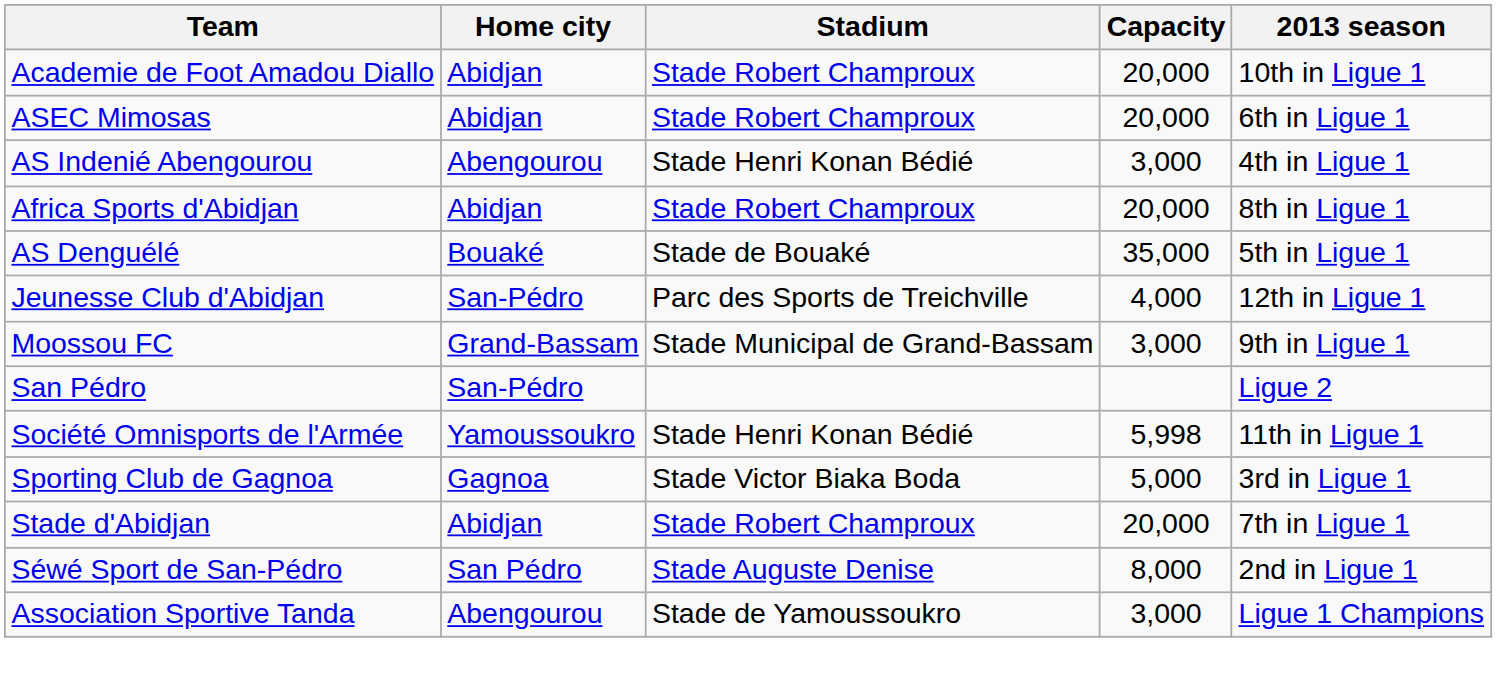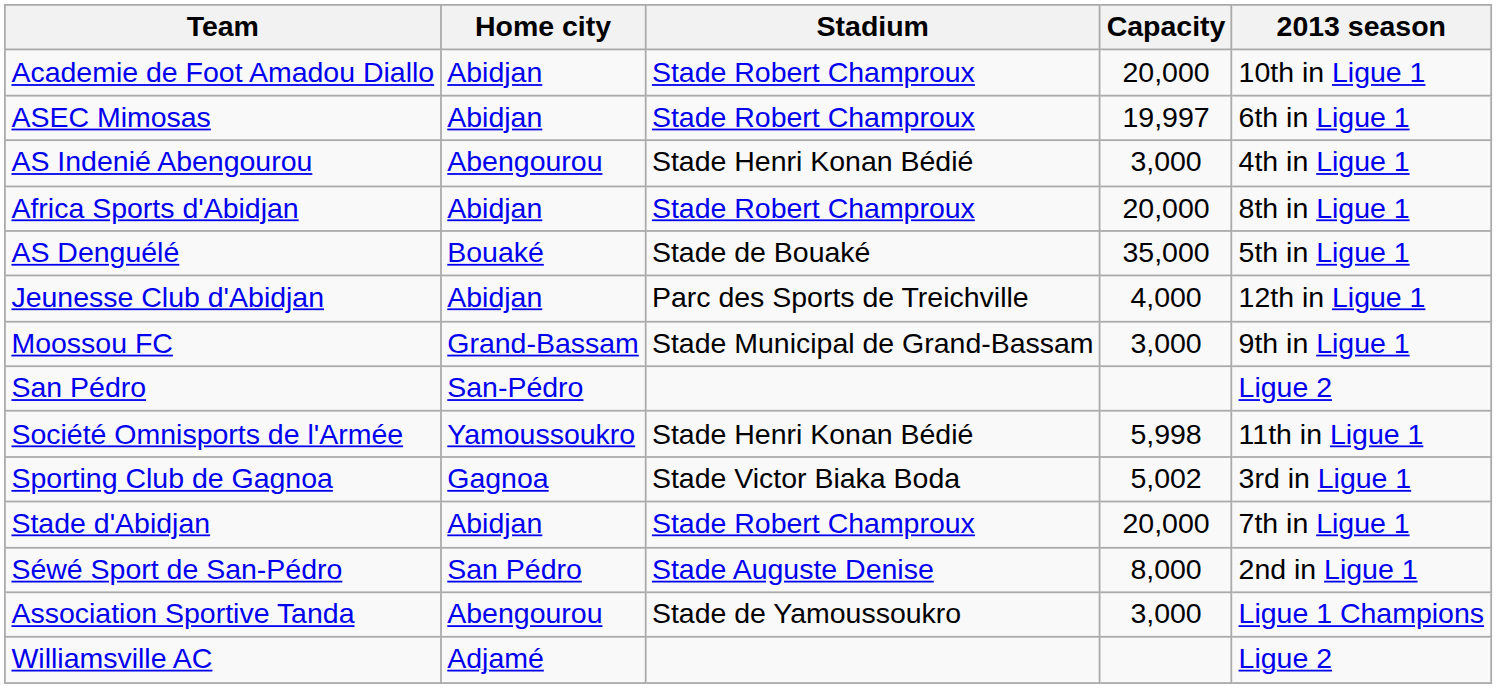(1166, 117) 20,000 -> (1166, 117) 19,997
(515, 298) San-Pédro -> (495, 298) Abidjan
(1166, 478) 5,000 -> (1166, 478) 5,002
+ row: (112, 659)
